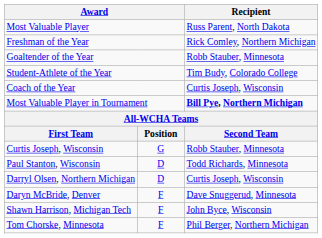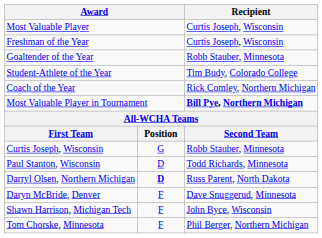(238, 27) Russ Parent, North Dakota -> (235, 27) Curtis Joseph, Wisconsin
(251, 42) Rick Comley, Northern Michigan -> (235, 42) Curtis Joseph, Wisconsin
(235, 88) Curtis Joseph, Wisconsin -> (251, 88) Rick Comley, Northern Michigan
(161, 179) normal -> (161, 179) bold
(235, 179) Curtis Joseph, Wisconsin -> (238, 179) Russ Parent, North Dakota
